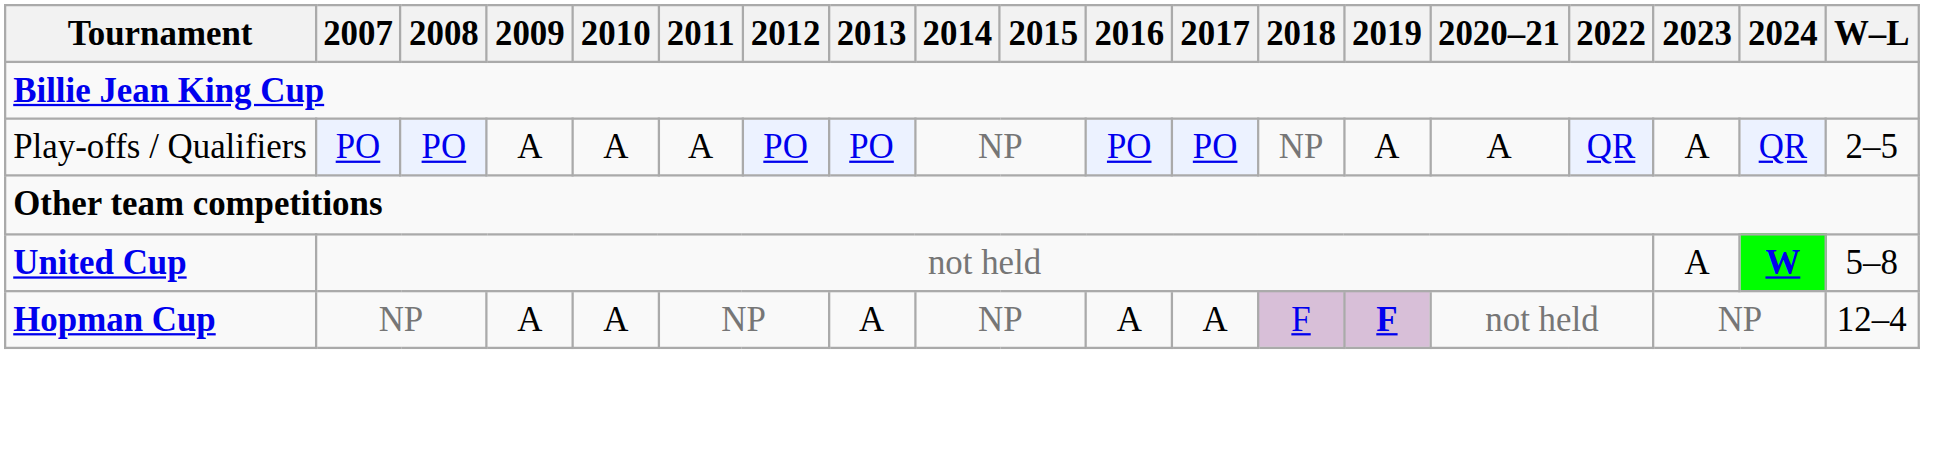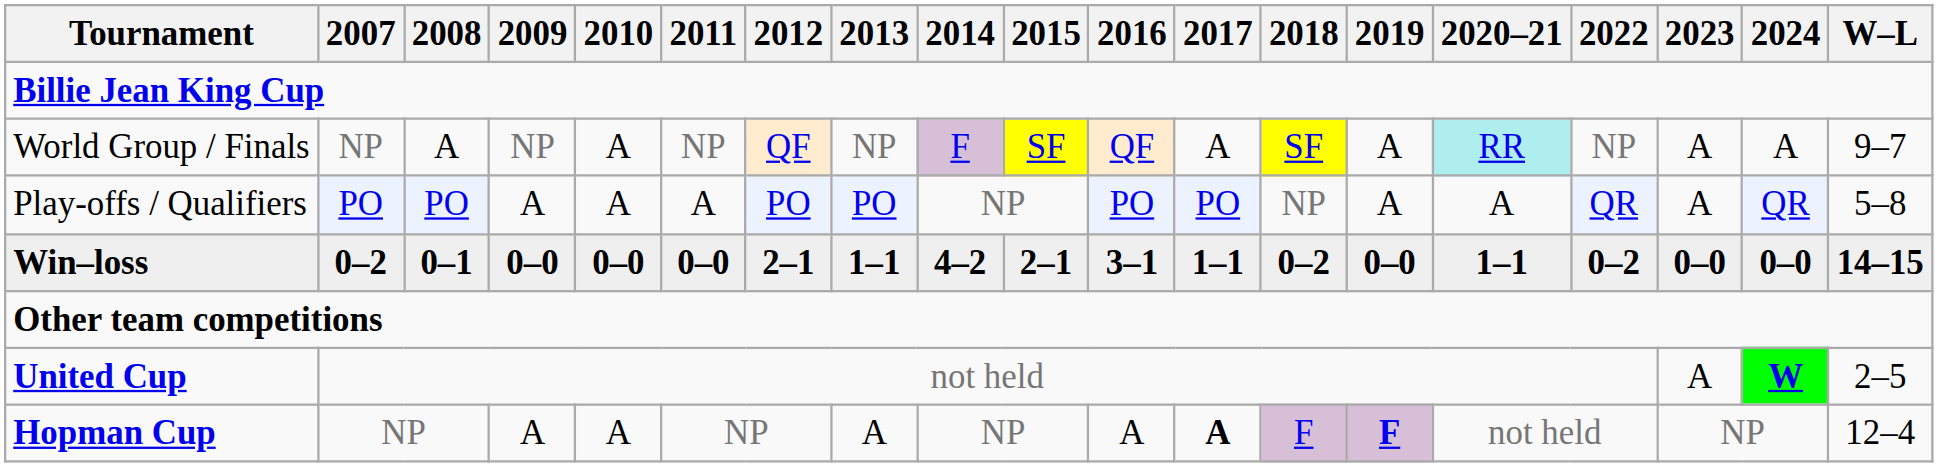+ row: (161, 147)
(1872, 147) 2–5 -> (1880, 204) 5–8
+ row: (81, 261)
(1872, 261) 5–8 -> (1880, 375) 2–5
(1215, 318) normal -> (1218, 432) bold
